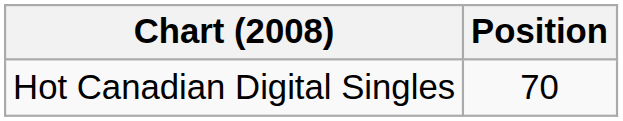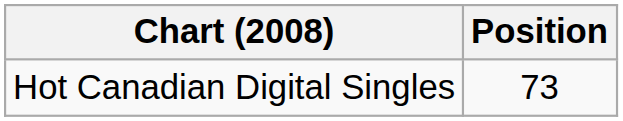(540, 87) 70 -> (540, 87) 73
